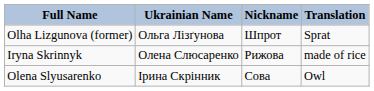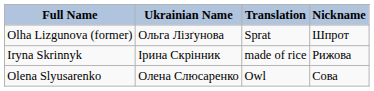columns swapped: (271, 15) <-> (335, 15)
(188, 55) Олена Слюсаренко -> (179, 55) Ірина Скрінник
(179, 76) Ірина Скрінник -> (188, 76) Олена Слюсаренко
